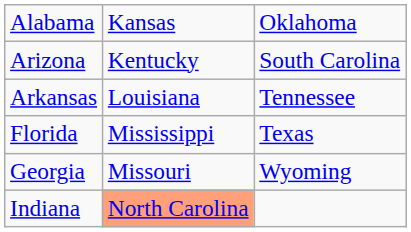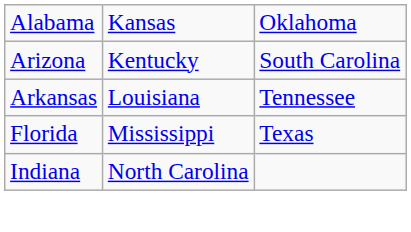- row: (48, 171)
(178, 208) lightsalmon background -> (178, 171) no background
